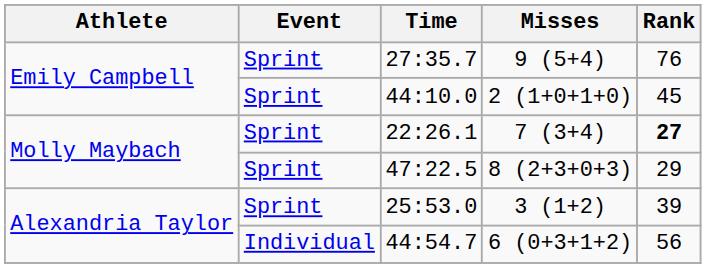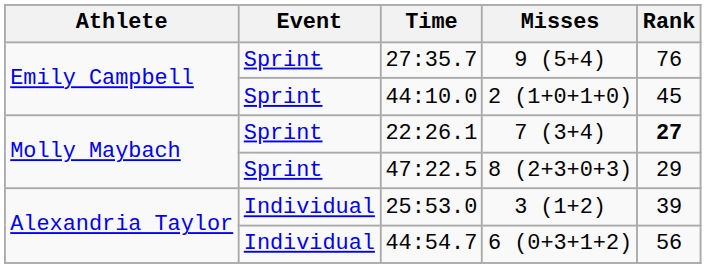(283, 207) Sprint -> (309, 207) Individual
